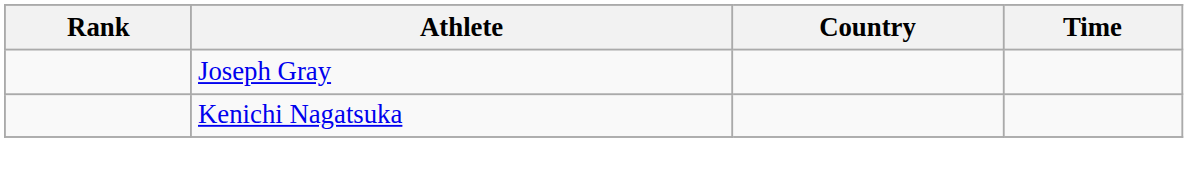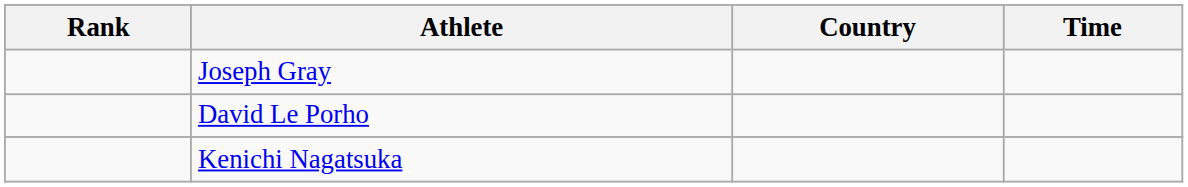+ row: (283, 115)
